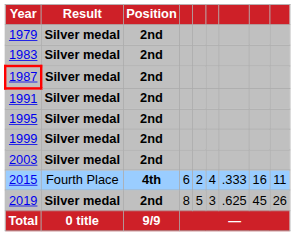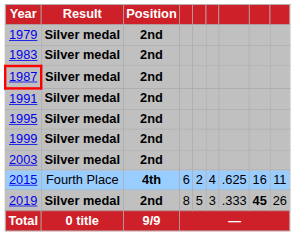(234, 180) .333 -> (234, 180) .625
(234, 200) .625 -> (234, 200) .333
(260, 200) normal -> (260, 200) bold
